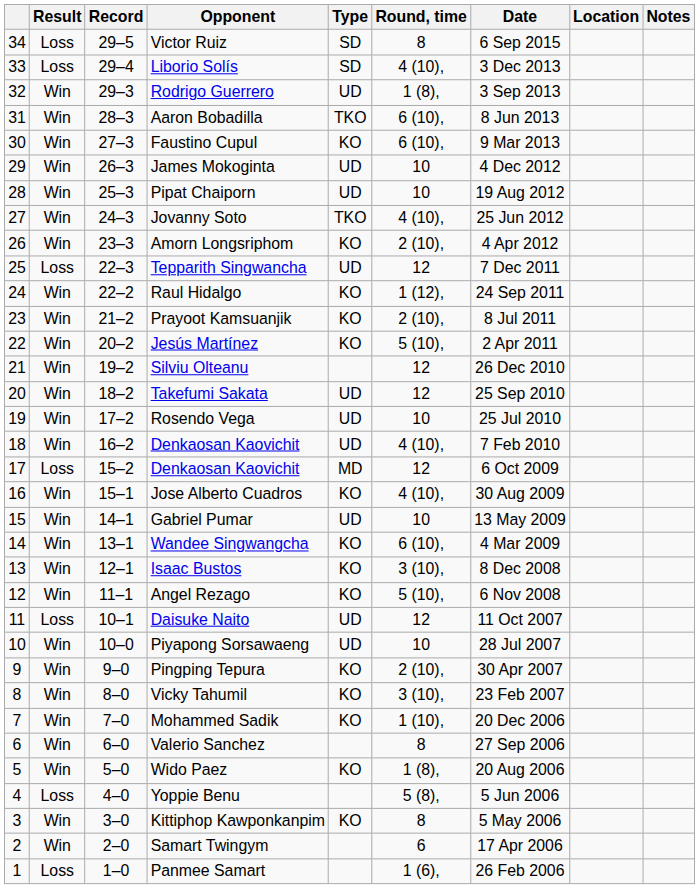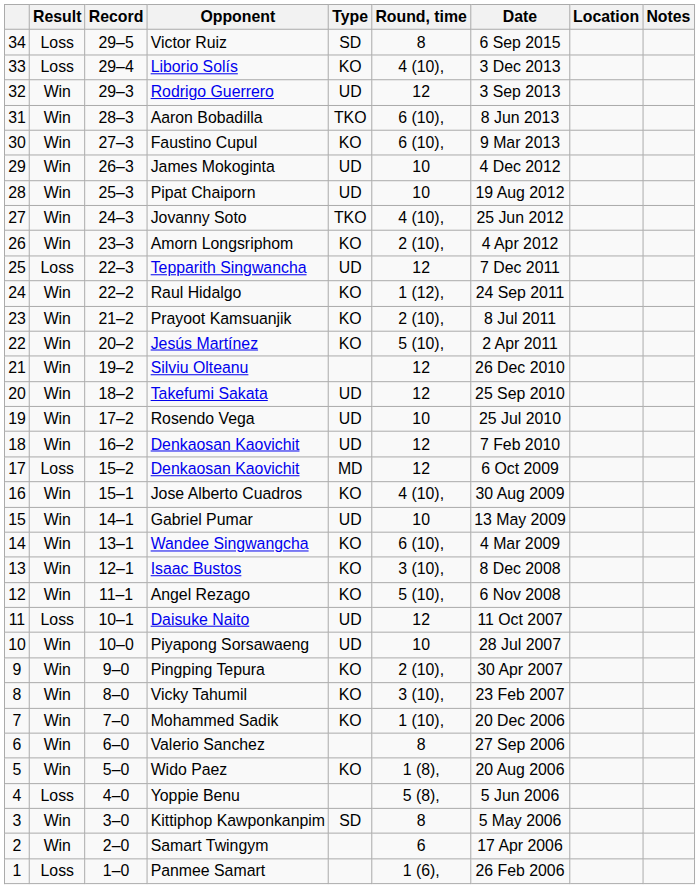(350, 67) SD -> (350, 67) KO
(421, 92) 1 (8), -> (421, 92) 12
(421, 444) 4 (10), -> (421, 444) 12
(350, 820) KO -> (350, 820) SD
